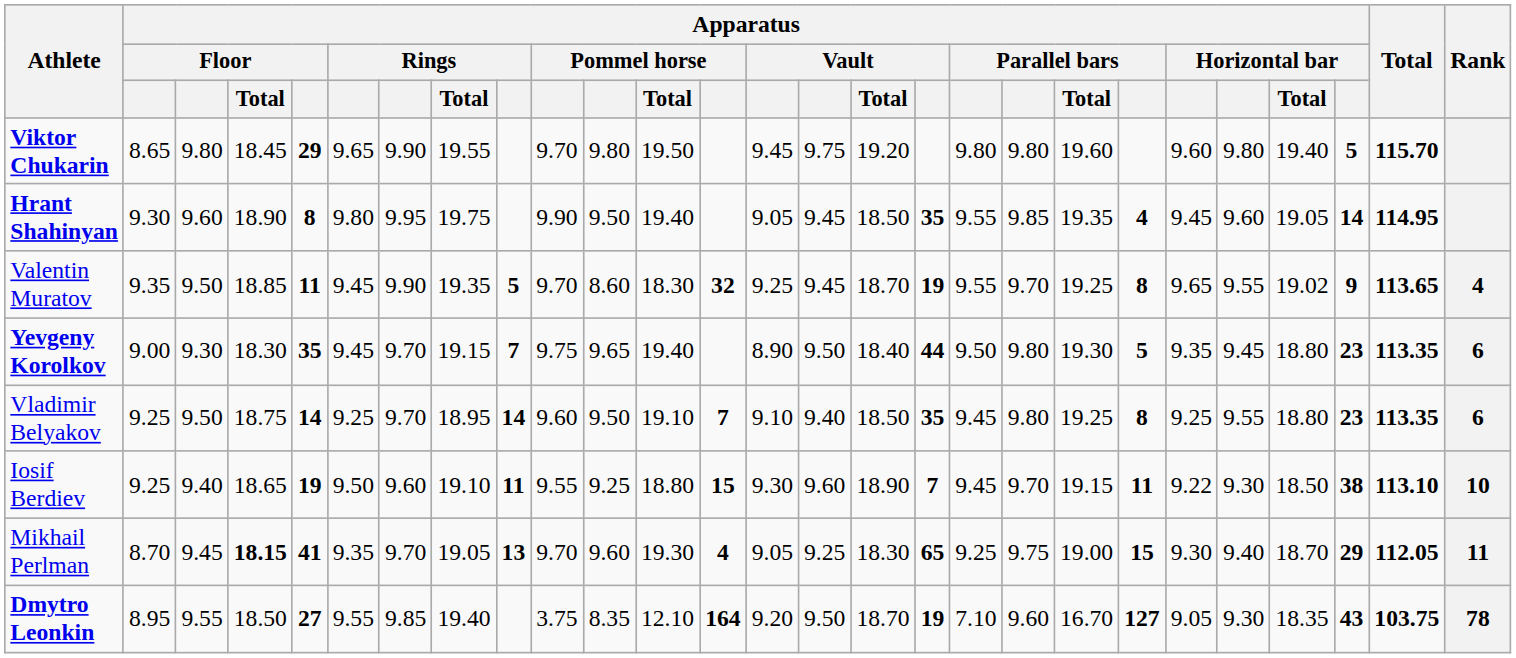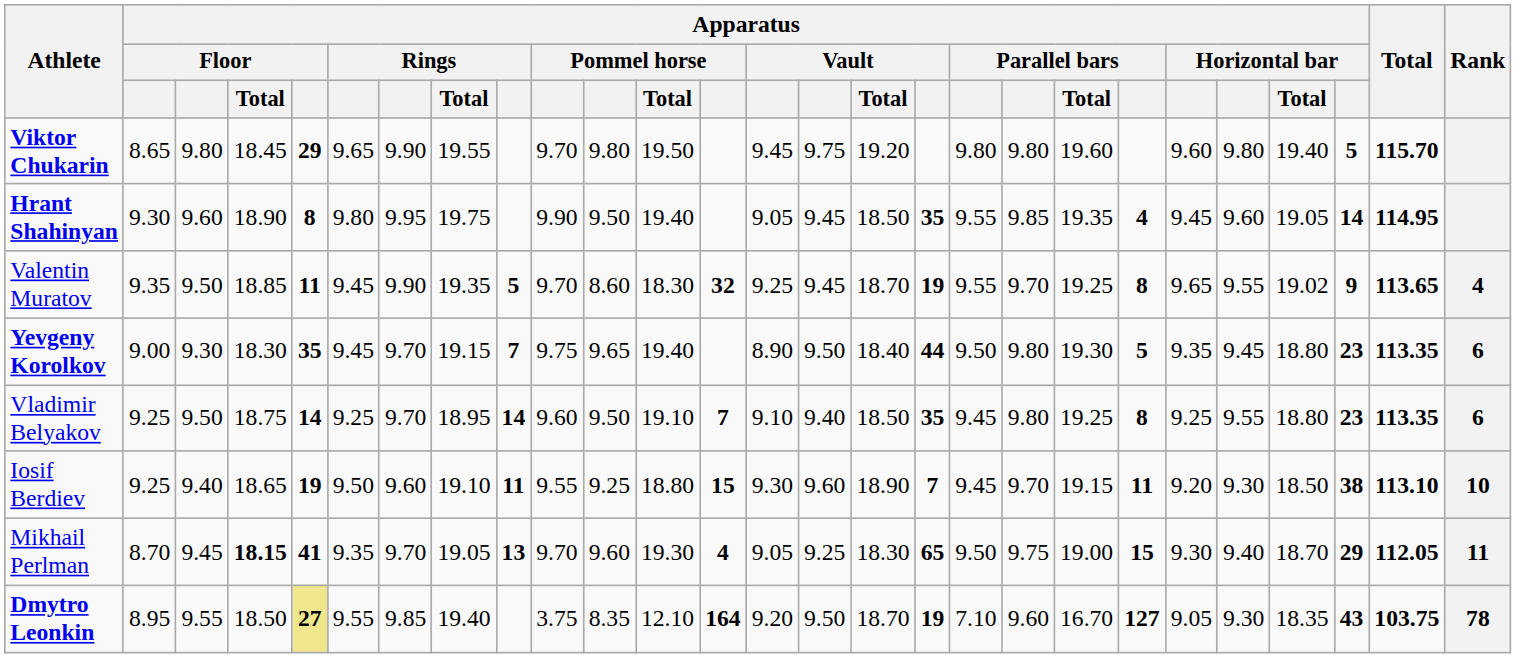(1191, 485) 9.22 -> (1191, 485) 9.20
(976, 551) 9.25 -> (976, 551) 9.50
(310, 618) no background -> (310, 618) khaki background
